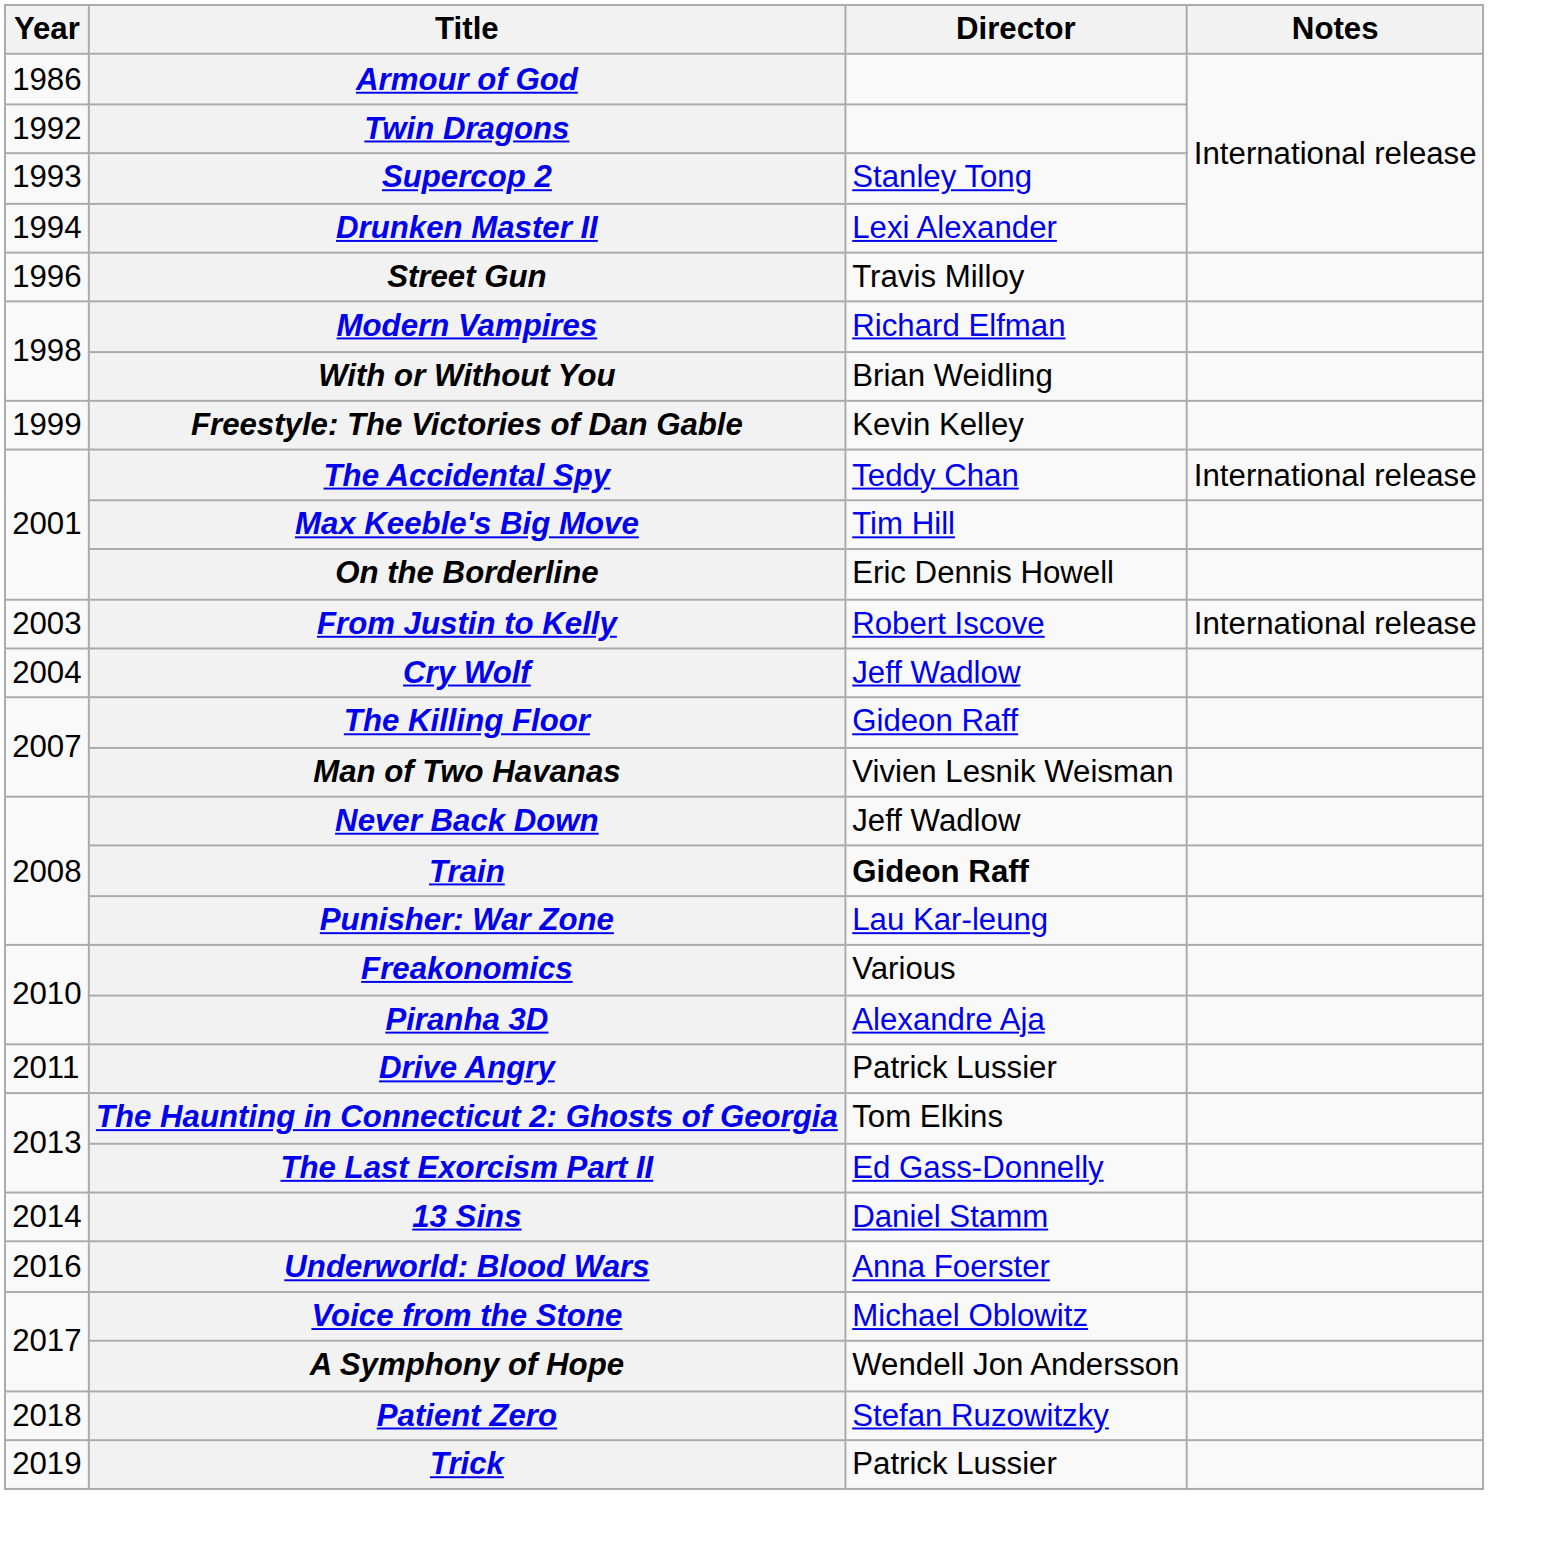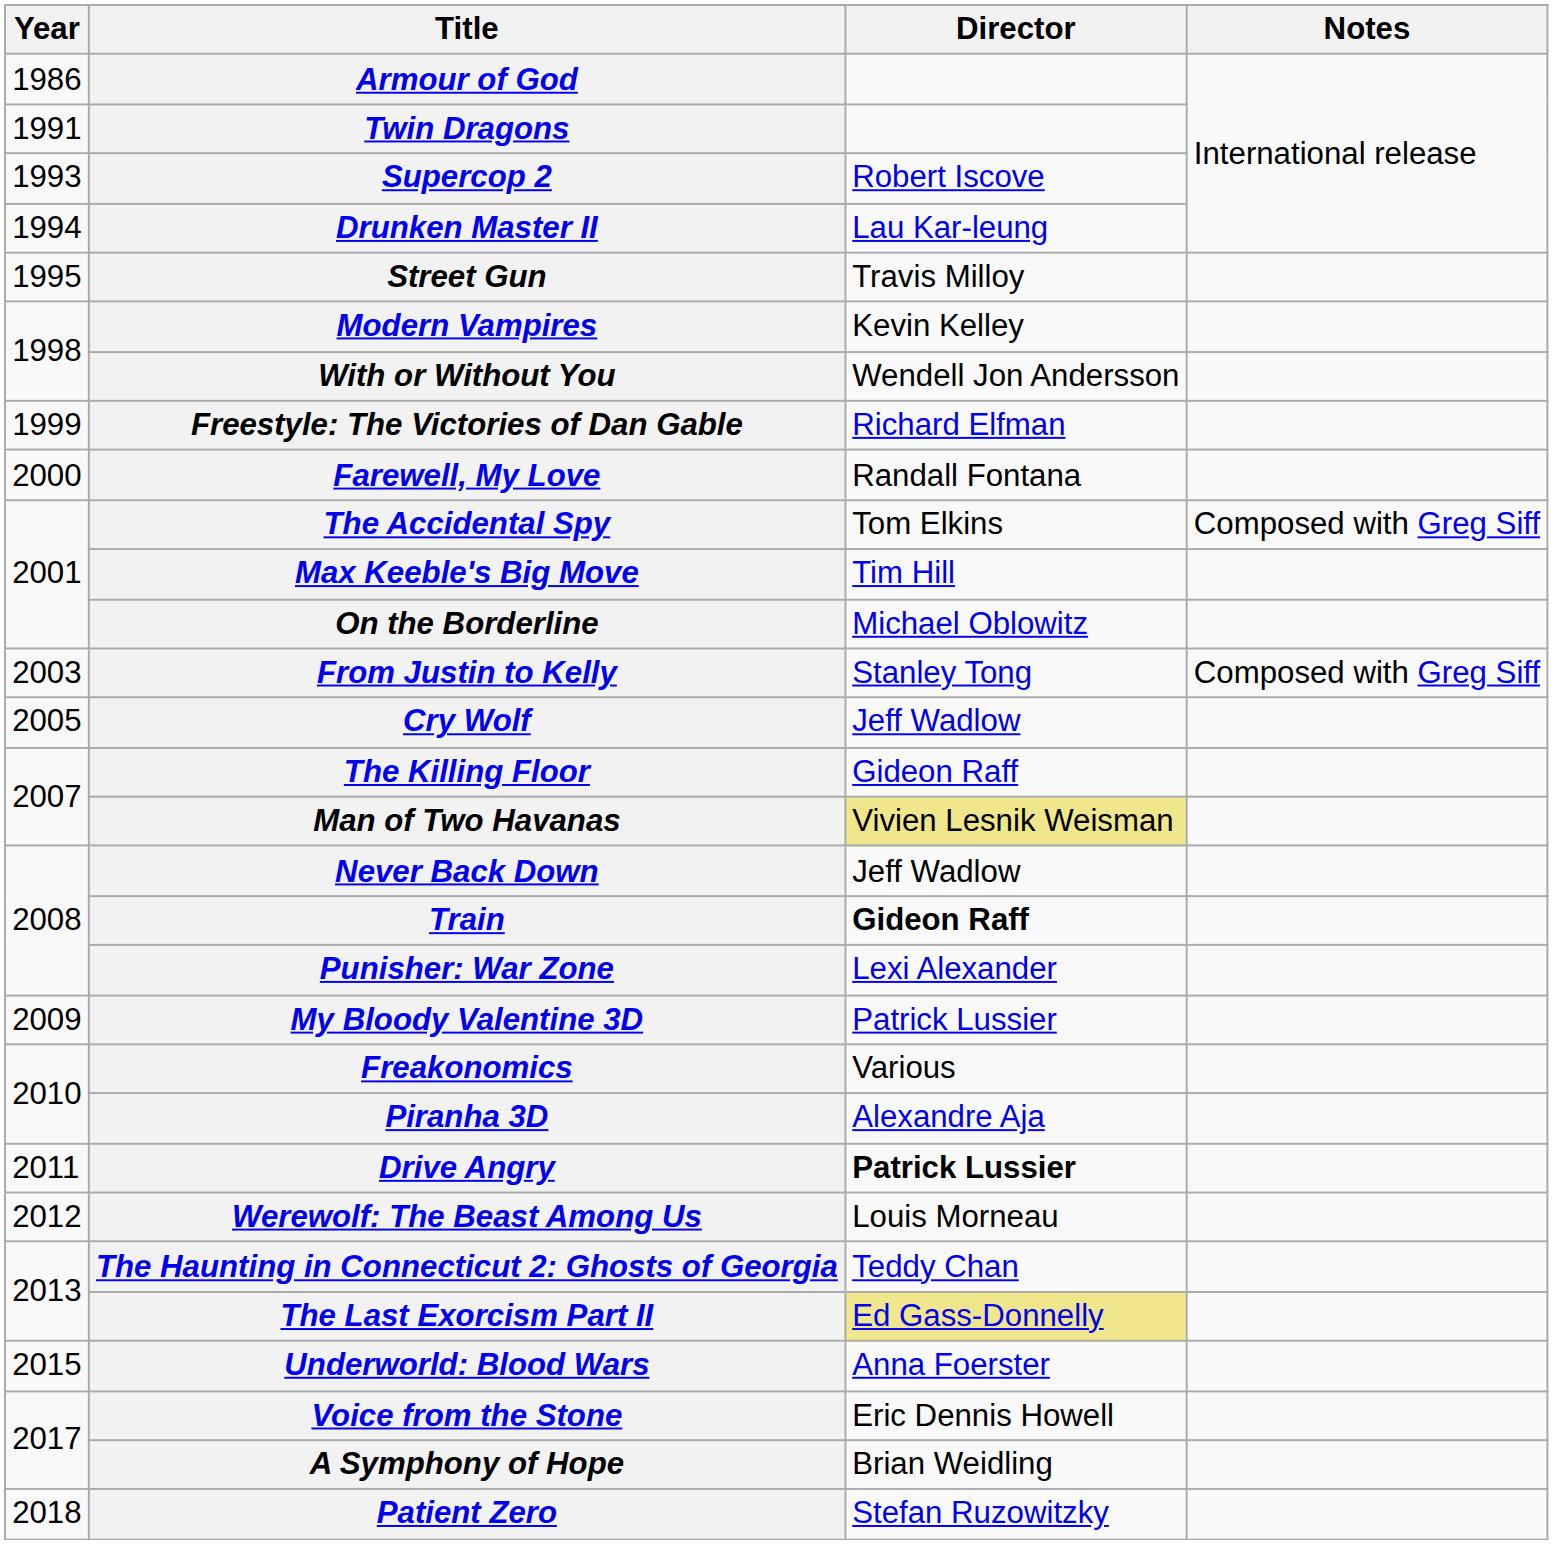(47, 128) 1992 -> (47, 128) 1991
(942, 177) Stanley Tong -> (948, 177) Robert Iscove
(955, 227) Lexi Alexander -> (950, 227) Lau Kar-leung
(47, 276) 1996 -> (47, 276) 1995
(959, 326) Richard Elfman -> (938, 326) Kevin Kelley
(953, 375) Brian Weidling -> (1016, 375) Wendell Jon Andersson
(938, 425) Kevin Kelley -> (959, 425) Richard Elfman
+ row: (467, 474)
(935, 474) Teddy Chan -> (928, 524) Tom Elkins
(1335, 474) International release -> (1367, 524) Composed with Greg Siff
(983, 573) Eric Dennis Howell -> (970, 623) Michael Oblowitz
(948, 623) Robert Iscove -> (942, 672) Stanley Tong
(1335, 623) International release -> (1367, 672) Composed with Greg Siff
(47, 672) 2004 -> (47, 721) 2005
(1013, 771) no background -> (1013, 820) khaki background
(950, 919) Lau Kar-leung -> (955, 969) Lexi Alexander
+ row: (467, 1018)
(955, 1068) normal -> (964, 1167) bold
+ row: (467, 1216)
(928, 1117) Tom Elkins -> (935, 1266) Teddy Chan
(978, 1167) no background -> (978, 1315) khaki background
- row: (467, 1216)
(47, 1266) 2016 -> (47, 1365) 2015
(970, 1315) Michael Oblowitz -> (983, 1414) Eric Dennis Howell
(1016, 1365) Wendell Jon Andersson -> (953, 1464) Brian Weidling
- row: (467, 1464)
